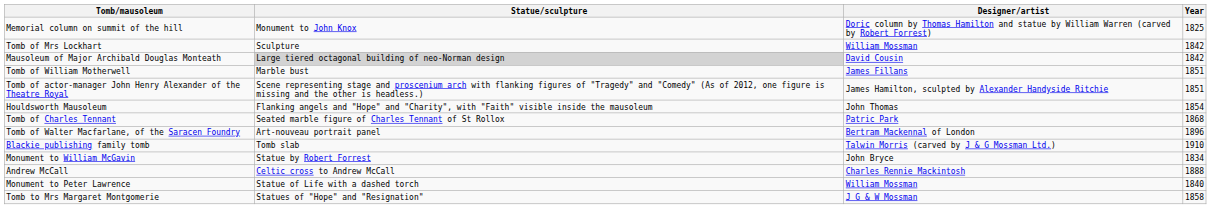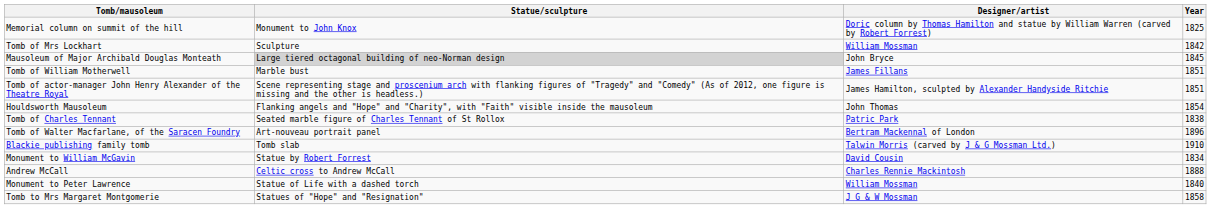(874, 59) David Cousin -> (870, 59) John Bryce
(1195, 59) 1842 -> (1195, 59) 1845
(1195, 120) 1868 -> (1195, 120) 1838
(870, 158) John Bryce -> (874, 158) David Cousin
